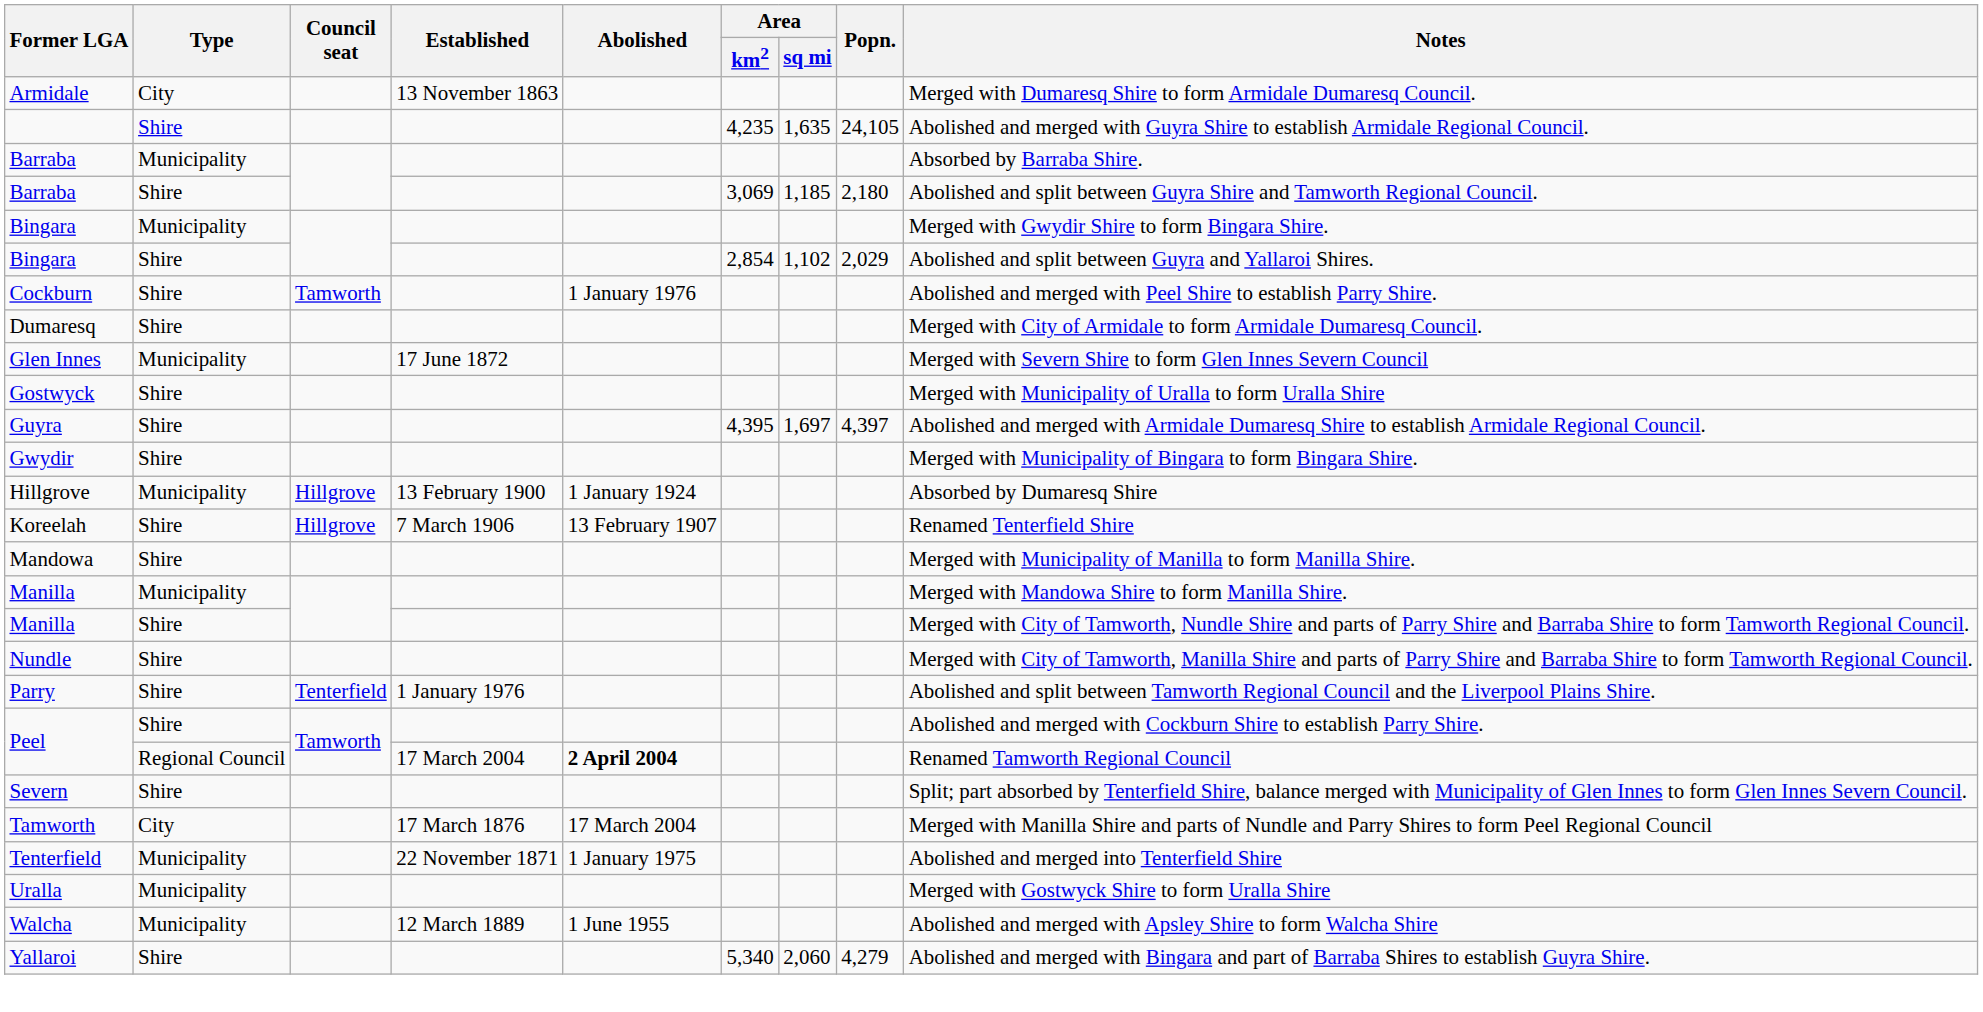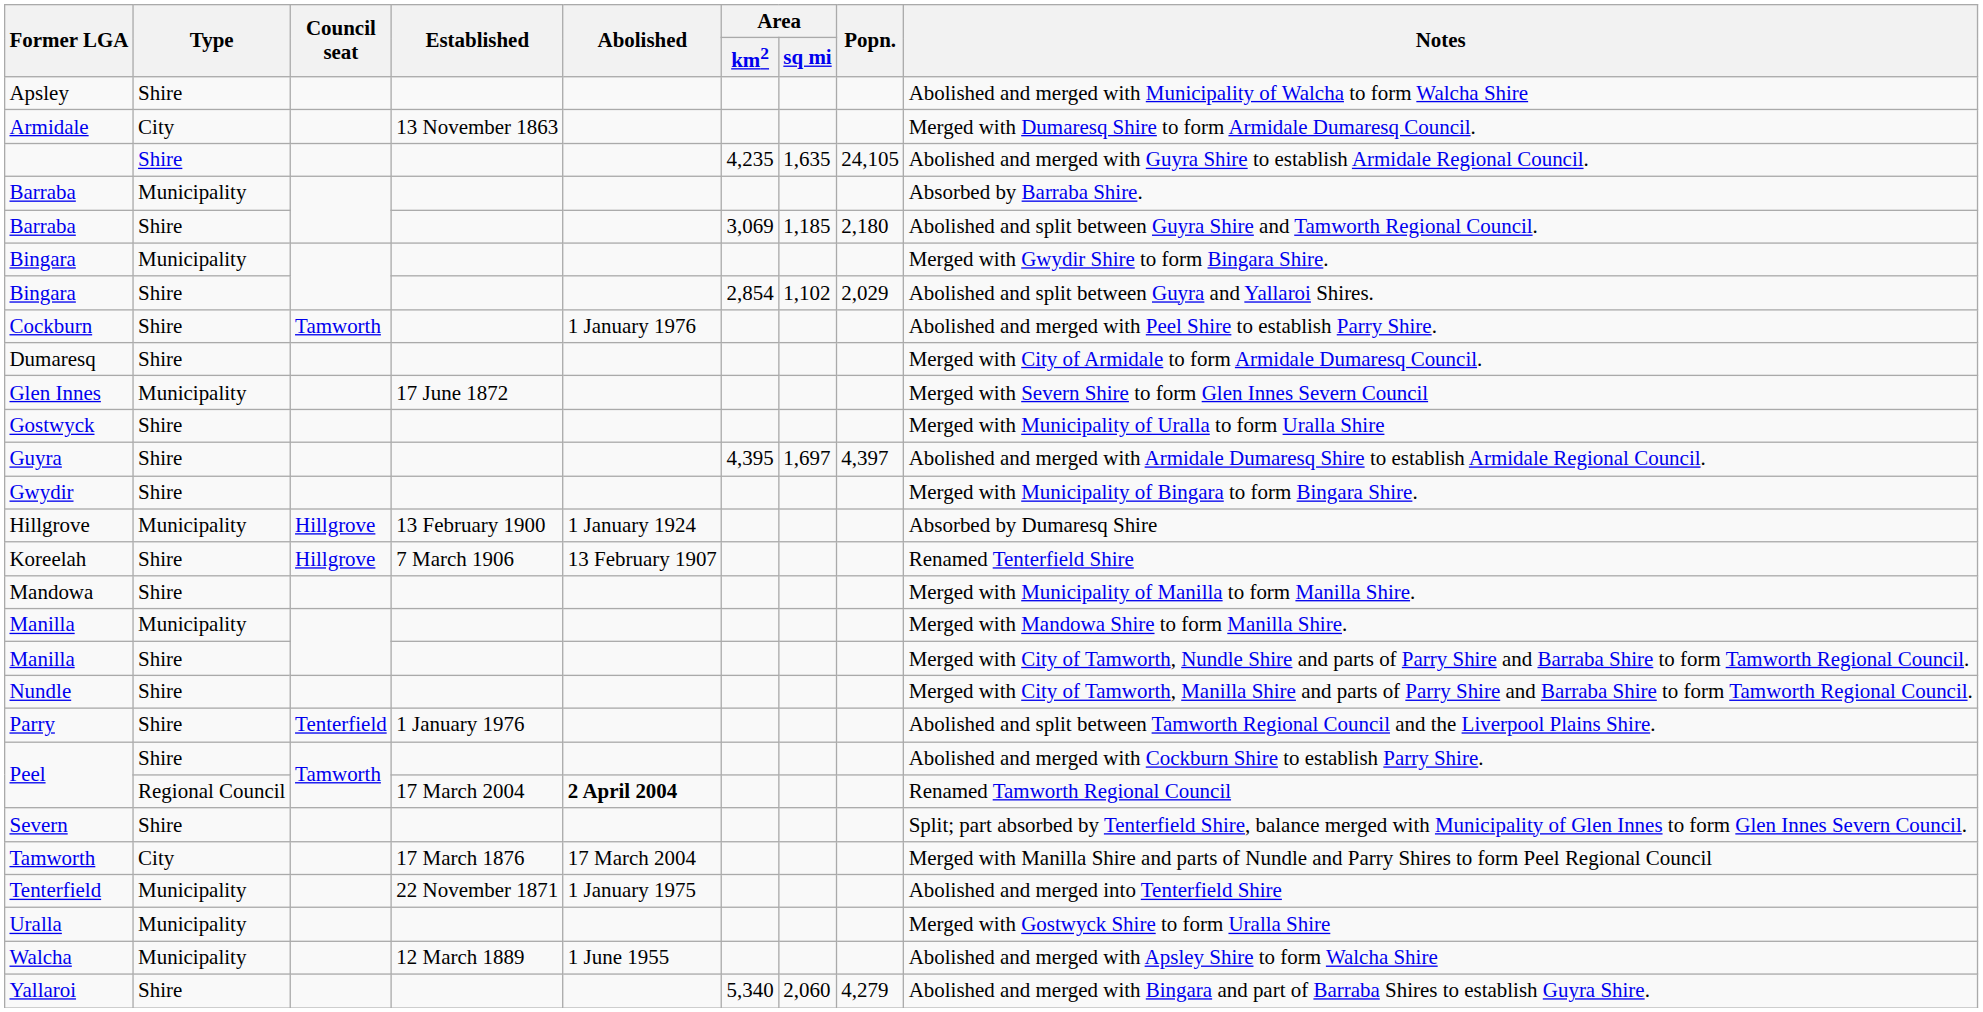+ row: (39, 93)
